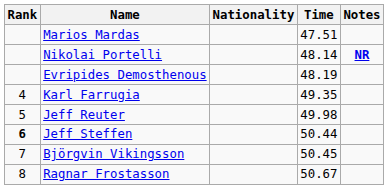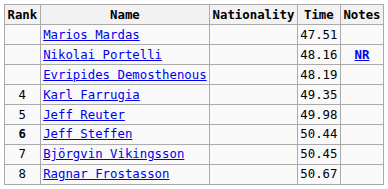(319, 55) 48.14 -> (319, 55) 48.16
